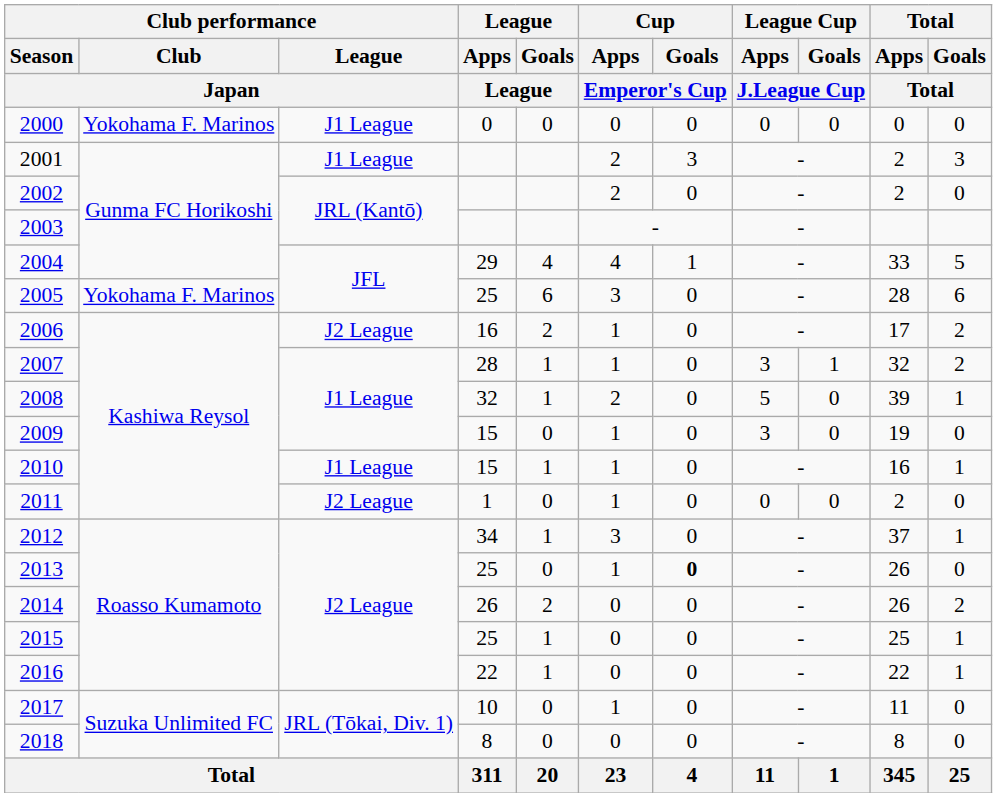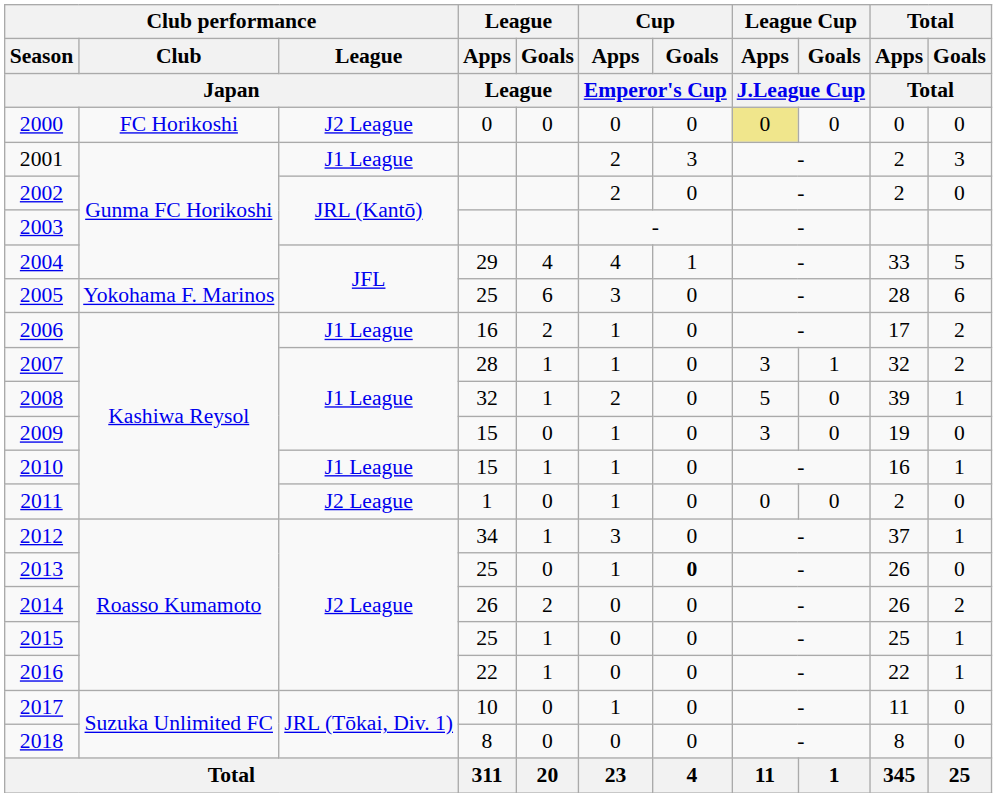(179, 124) Yokohama F. Marinos -> (179, 124) FC Horikoshi
(369, 124) J1 League -> (369, 124) J2 League
(765, 124) no background -> (765, 124) khaki background
(369, 329) J2 League -> (369, 329) J1 League
